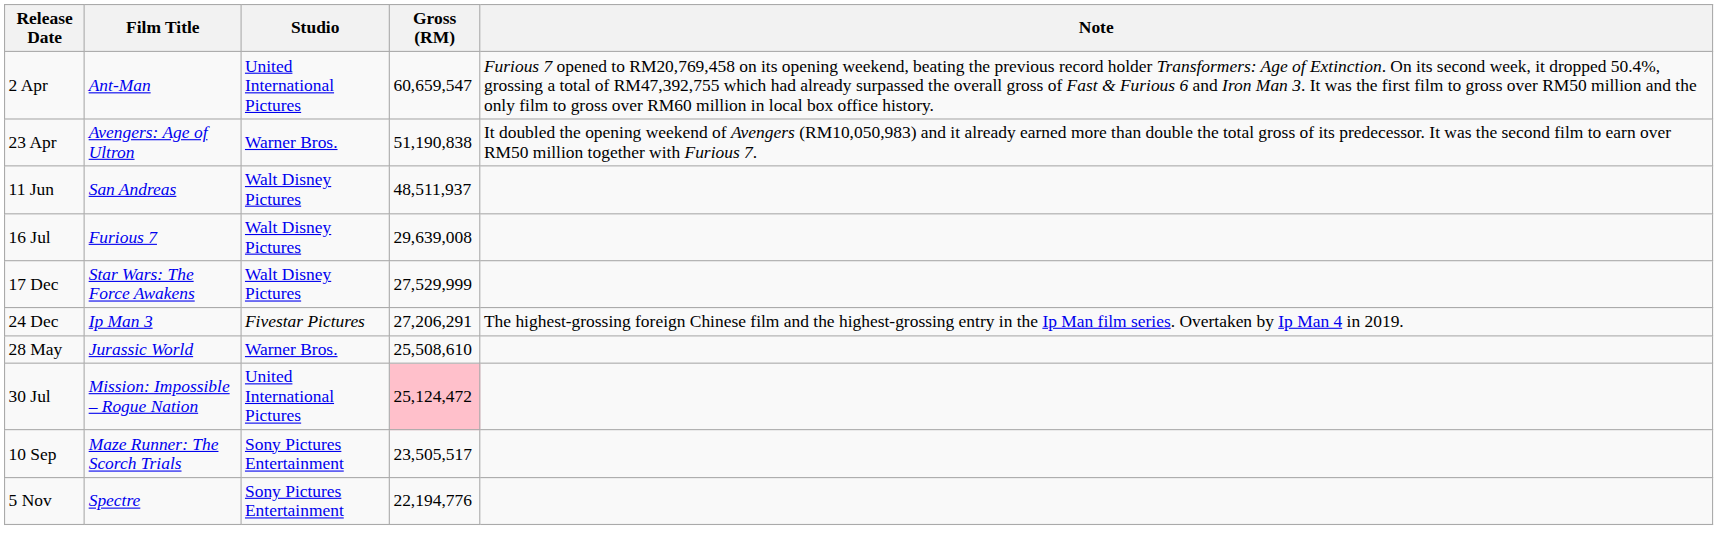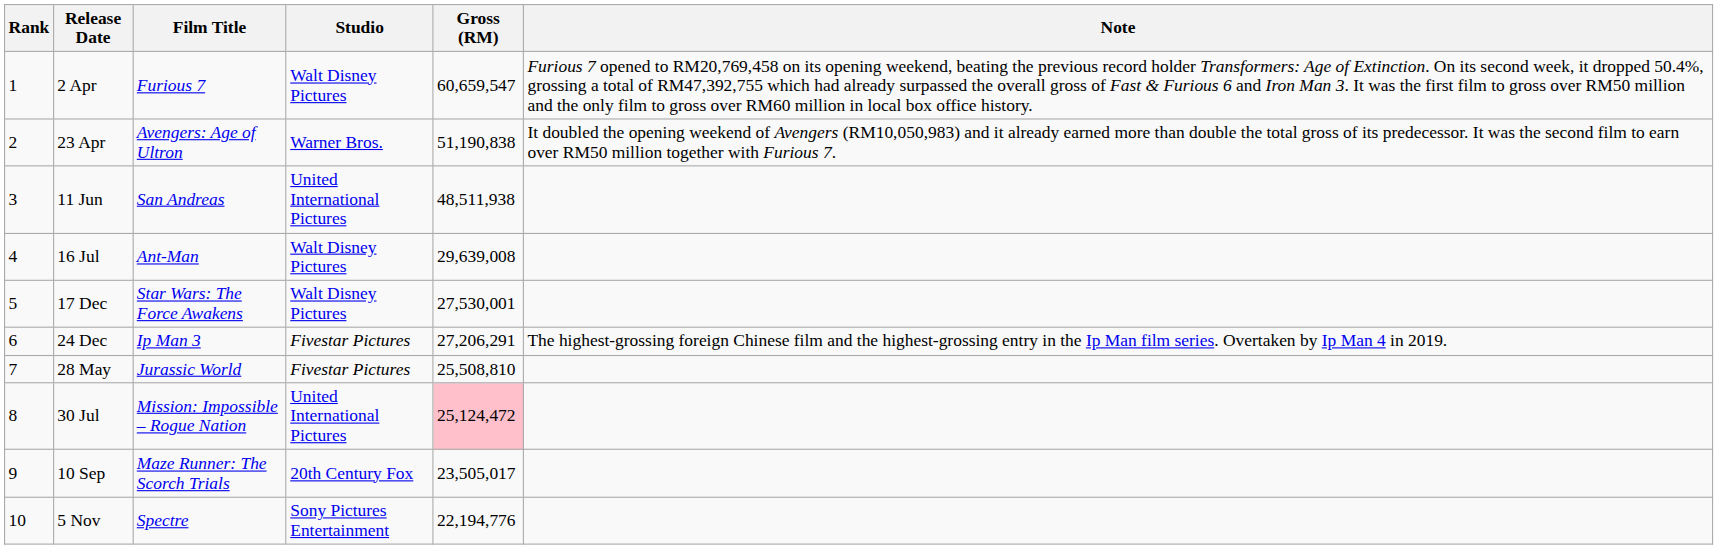+ column: (29, 28)
(120, 85) Ant-Man -> (171, 85) Furious 7
(290, 85) United International Pictures -> (333, 85) Walt Disney Pictures
(288, 189) Walt Disney Pictures -> (335, 199) United International Pictures
(432, 189) 48,511,937 -> (476, 199) 48,511,938
(123, 236) Furious 7 -> (168, 256) Ant-Man
(433, 284) 27,529,999 -> (476, 303) 27,530,001
(291, 349) Warner Bros. -> (350, 368) Fivestar Pictures
(433, 349) 25,508,610 -> (476, 368) 25,508,810
(294, 453) Sony Pictures Entertainment -> (352, 473) 20th Century Fox
(433, 453) 23,505,517 -> (476, 473) 23,505,017
